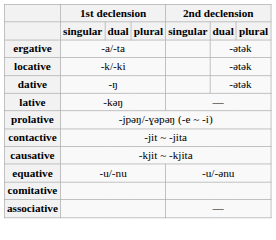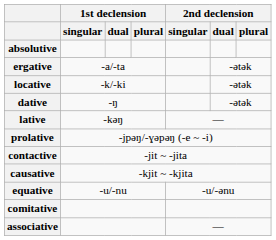+ row: (32, 48)
